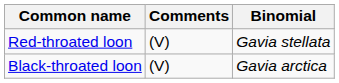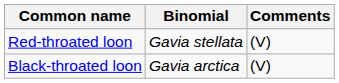columns swapped: (283, 16) <-> (189, 16)
